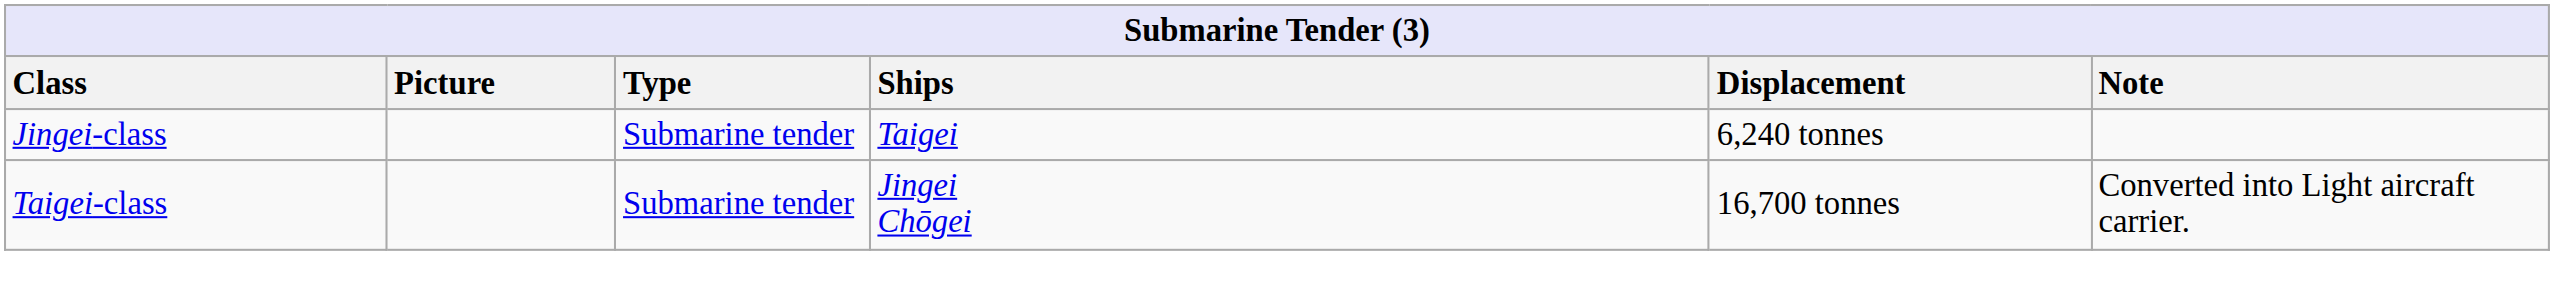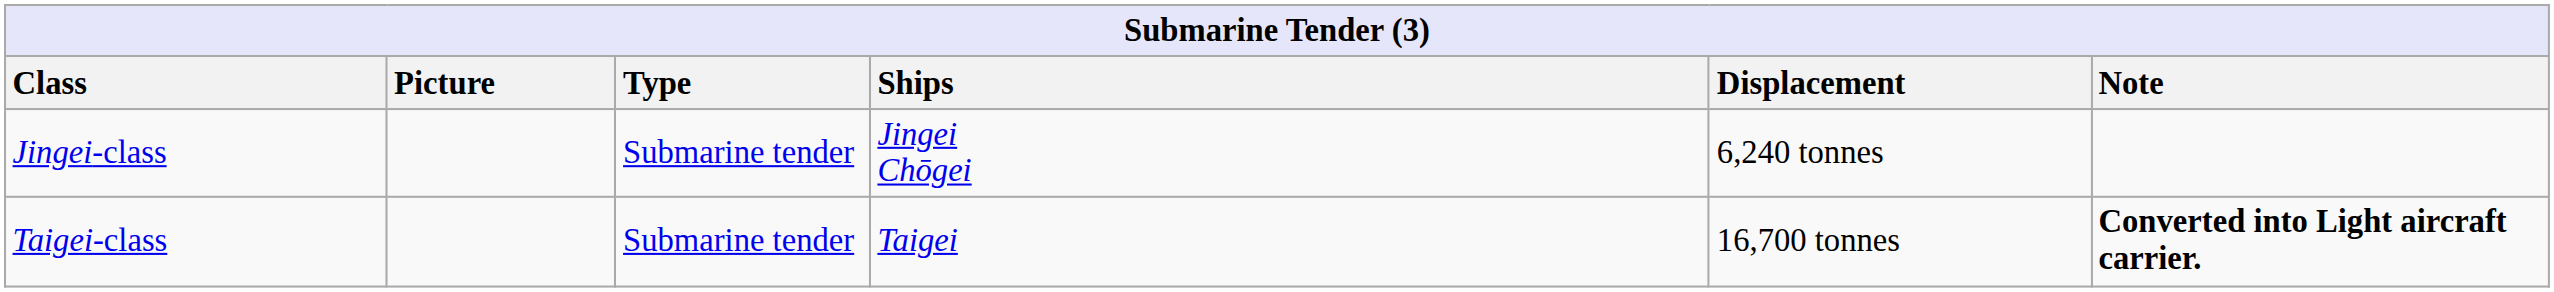(918, 133) Taigei -> (925, 152) Jingei Chōgei
(925, 204) Jingei Chōgei -> (918, 240) Taigei
(2287, 204) normal -> (2303, 240) bold
